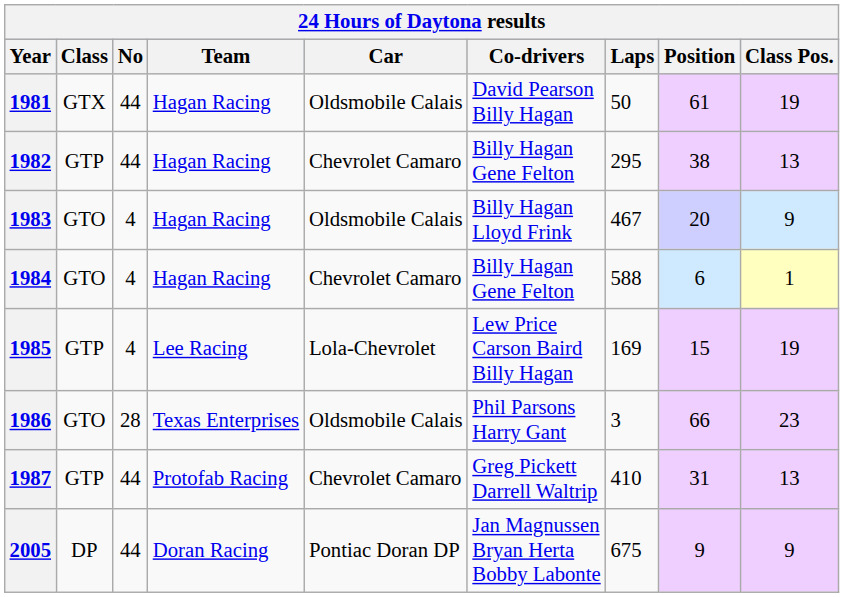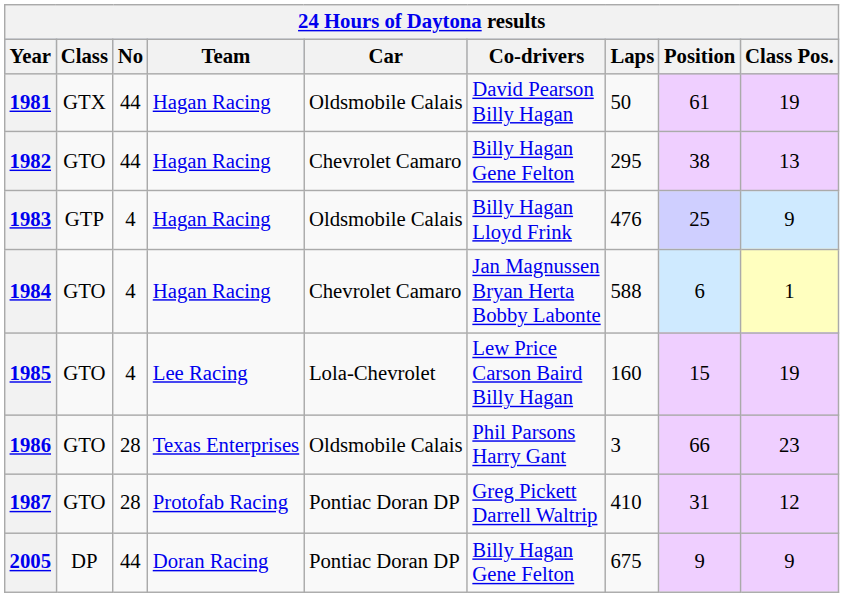(84, 161) GTP -> (84, 161) GTO
(84, 219) GTO -> (84, 219) GTP
(626, 219) 467 -> (626, 219) 476
(700, 219) 20 -> (700, 219) 25
(523, 278) Billy Hagan Gene Felton -> (537, 290) Jan Magnussen Bryan Herta Bobby Labonte
(84, 349) GTP -> (84, 374) GTO
(626, 349) 169 -> (626, 374) 160
(84, 479) GTP -> (84, 503) GTO
(130, 479) 44 -> (130, 503) 28
(385, 479) Chevrolet Camaro -> (384, 503) Pontiac Doran DP
(789, 479) 13 -> (789, 503) 12
(537, 550) Jan Magnussen Bryan Herta Bobby Labonte -> (523, 562) Billy Hagan Gene Felton
